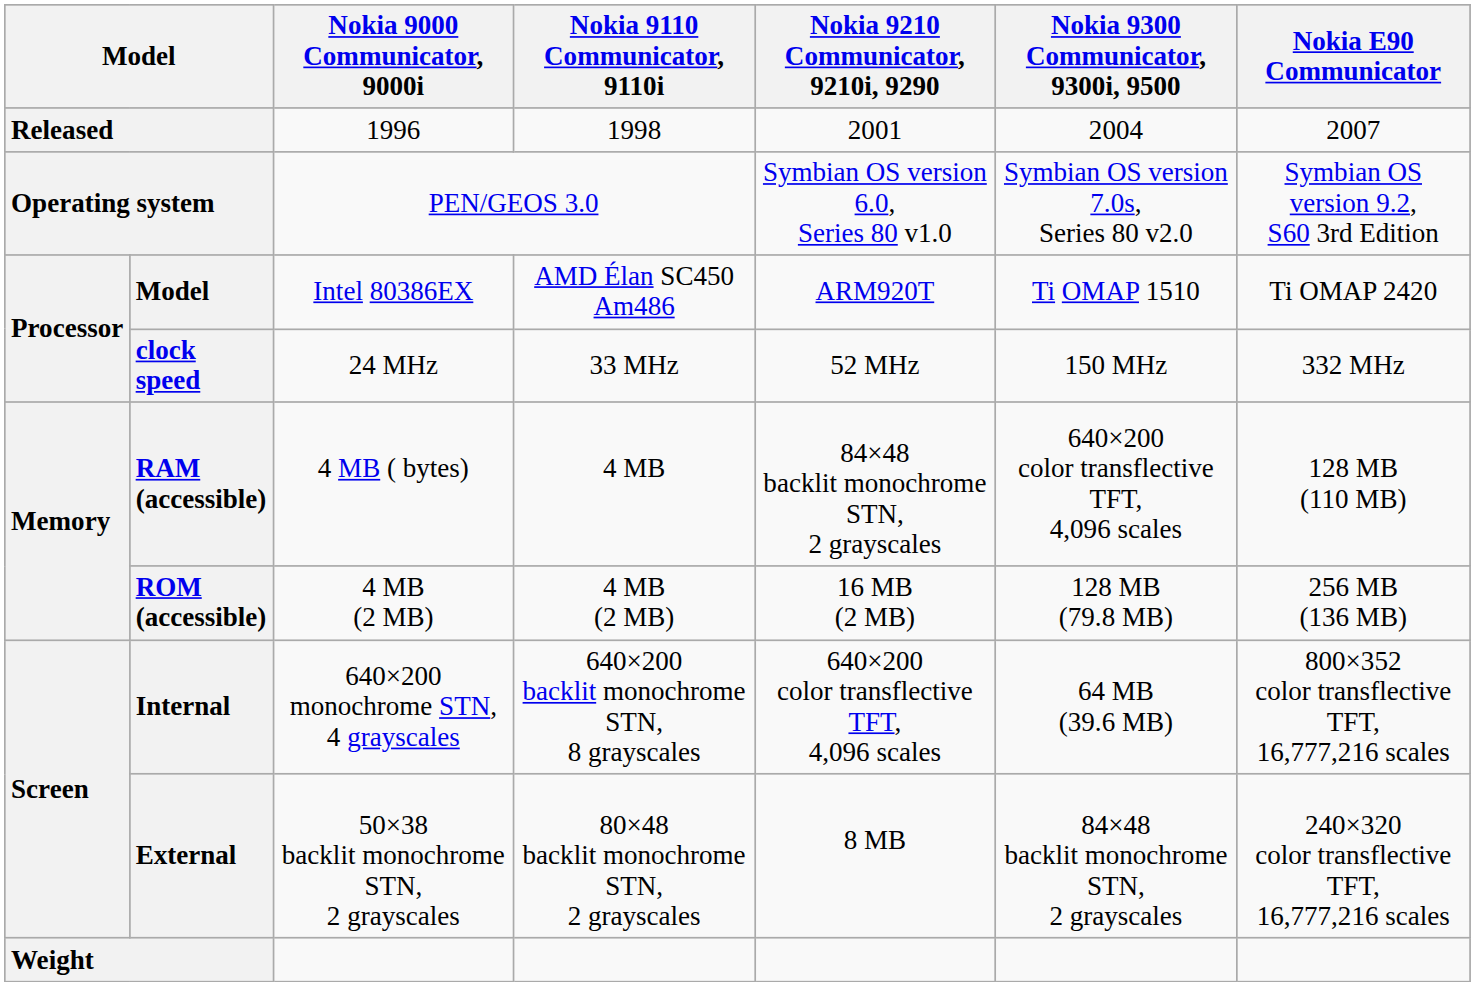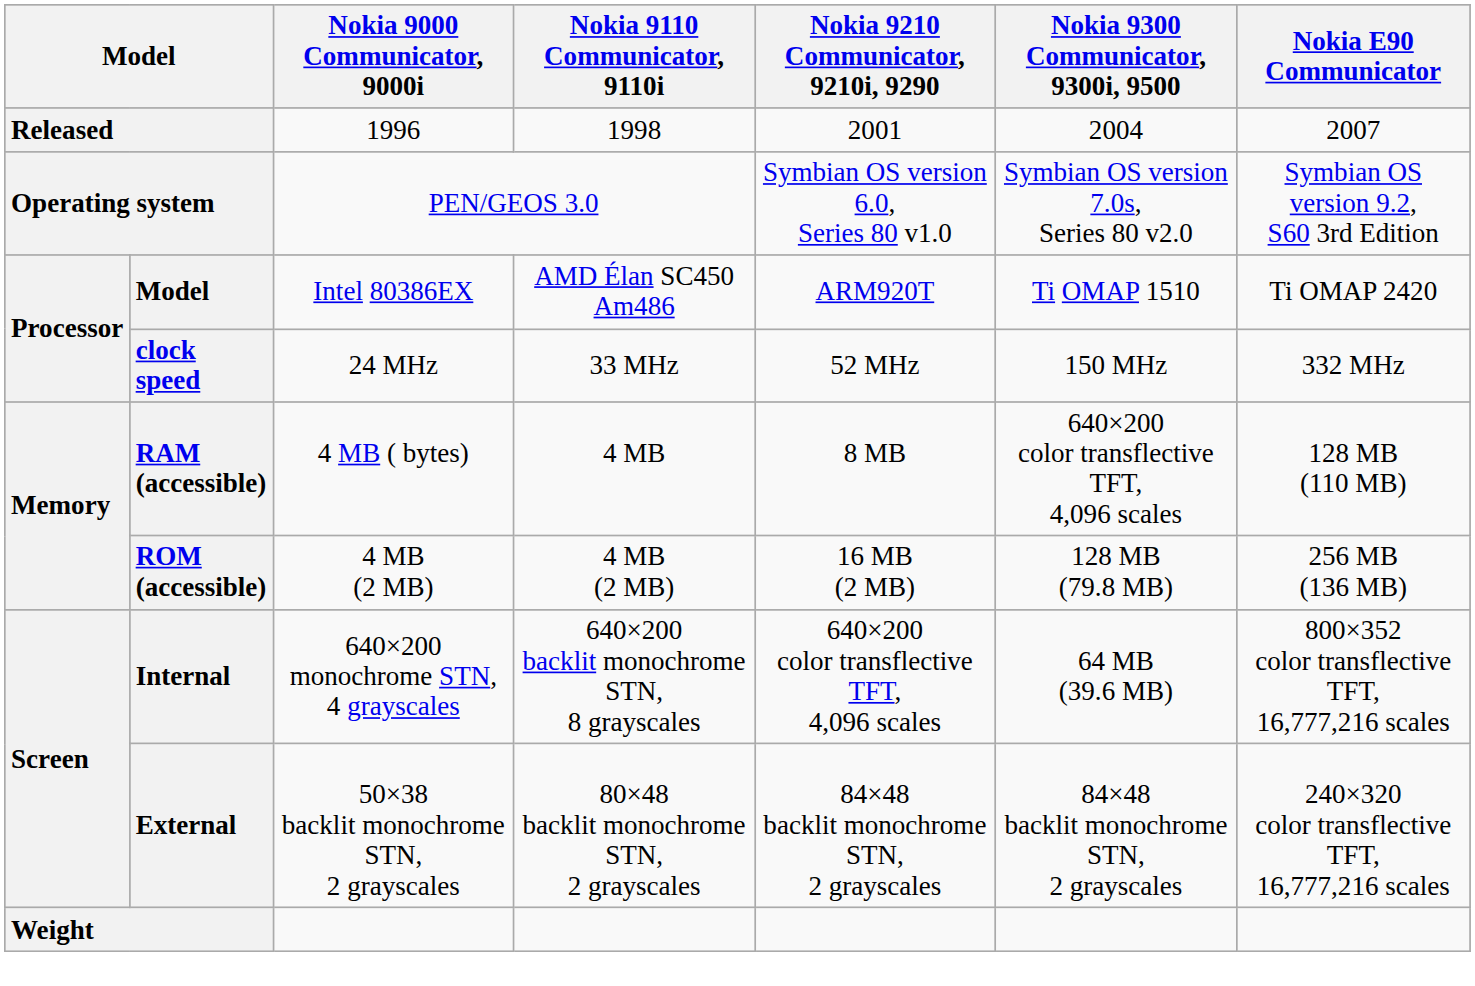(875, 498) 84×48 backlit monochrome STN, 2 grayscales -> (875, 468) 8 MB
(875, 855) 8 MB -> (875, 840) 84×48 backlit monochrome STN, 2 grayscales
